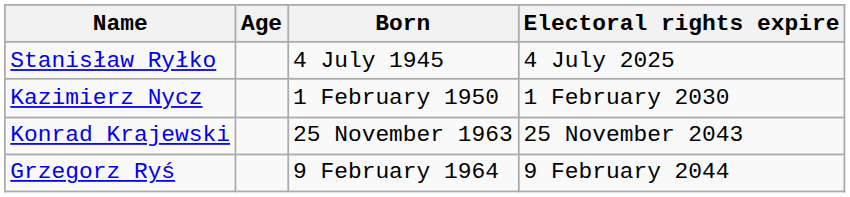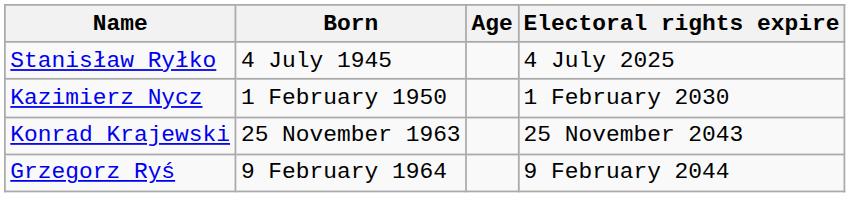columns swapped: (403, 24) <-> (262, 24)
